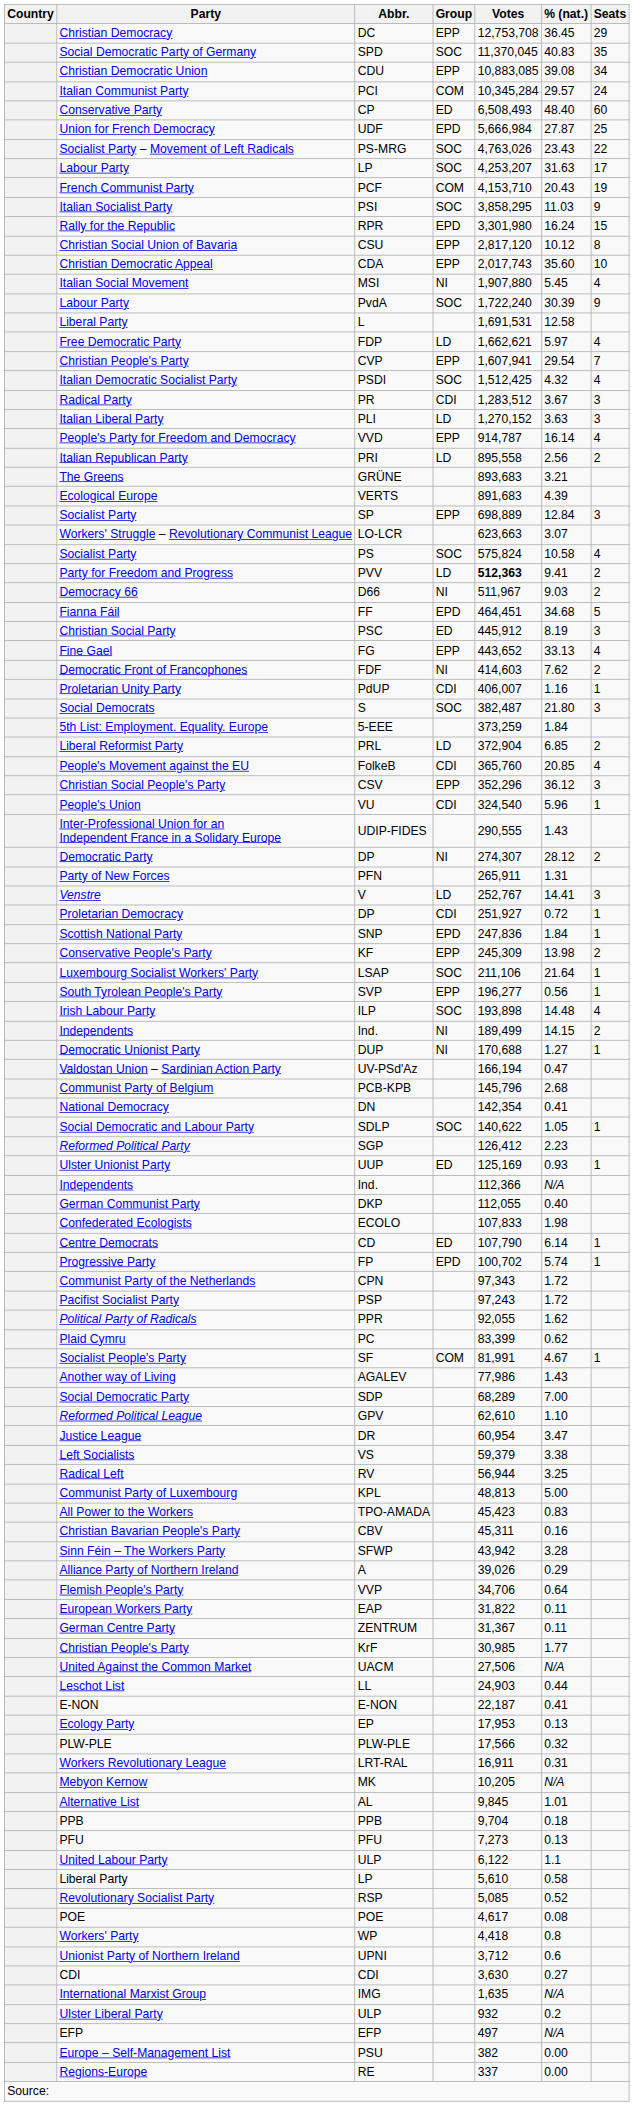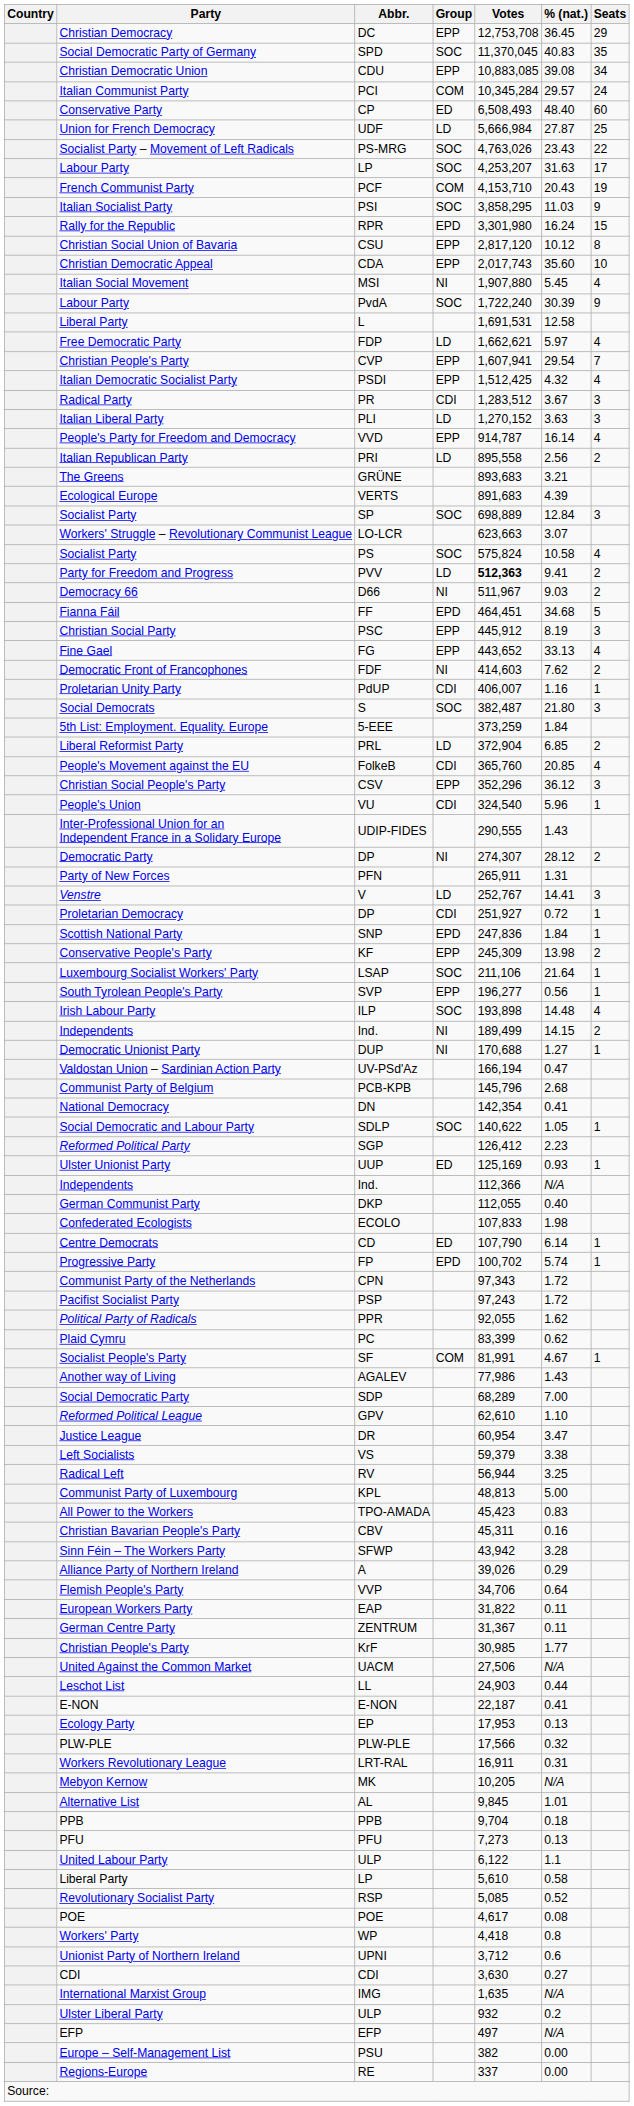(448, 129) EPD -> (443, 129) LD
(449, 380) SOC -> (448, 380) EPP
(448, 515) EPP -> (449, 515) SOC
(444, 631) ED -> (448, 631) EPP
